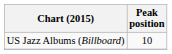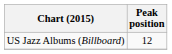(147, 40) 10 -> (147, 40) 12
